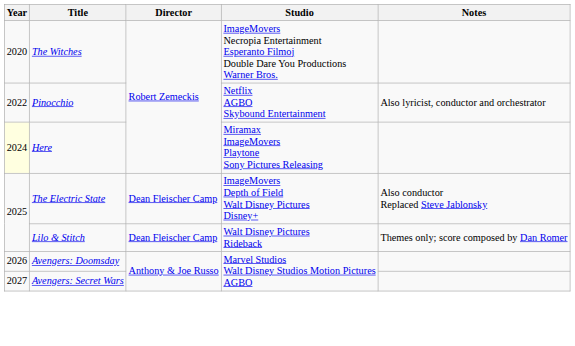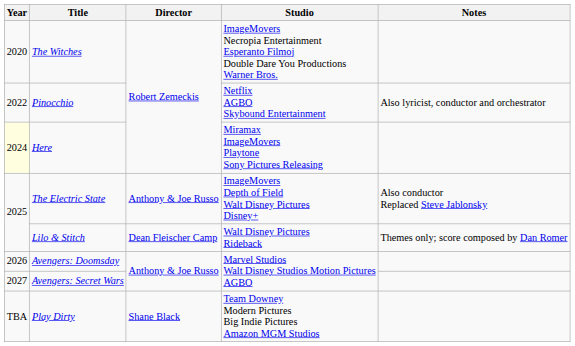(173, 198) Dean Fleischer Camp -> (174, 198) Anthony & Joe Russo
+ row: (53, 316)
